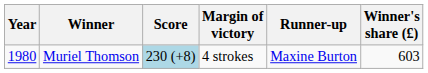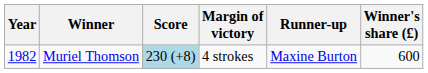(22, 56) 1980 -> (22, 56) 1982
(409, 56) 603 -> (409, 56) 600
